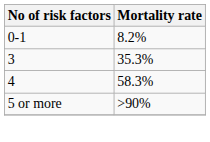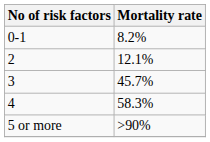+ row: (11, 59)
(135, 59) 35.3% -> (135, 81) 45.7%
